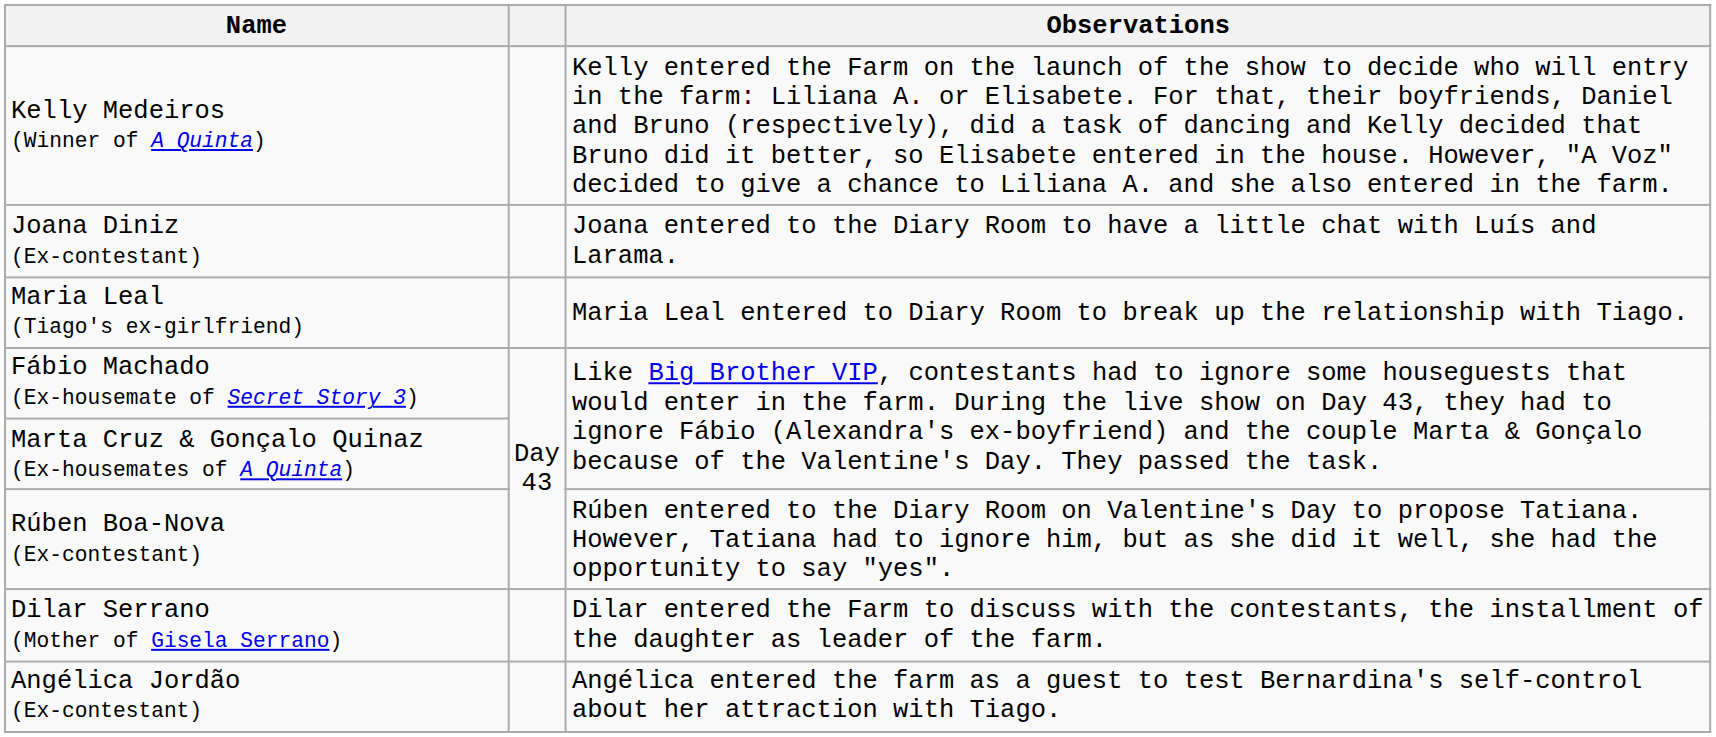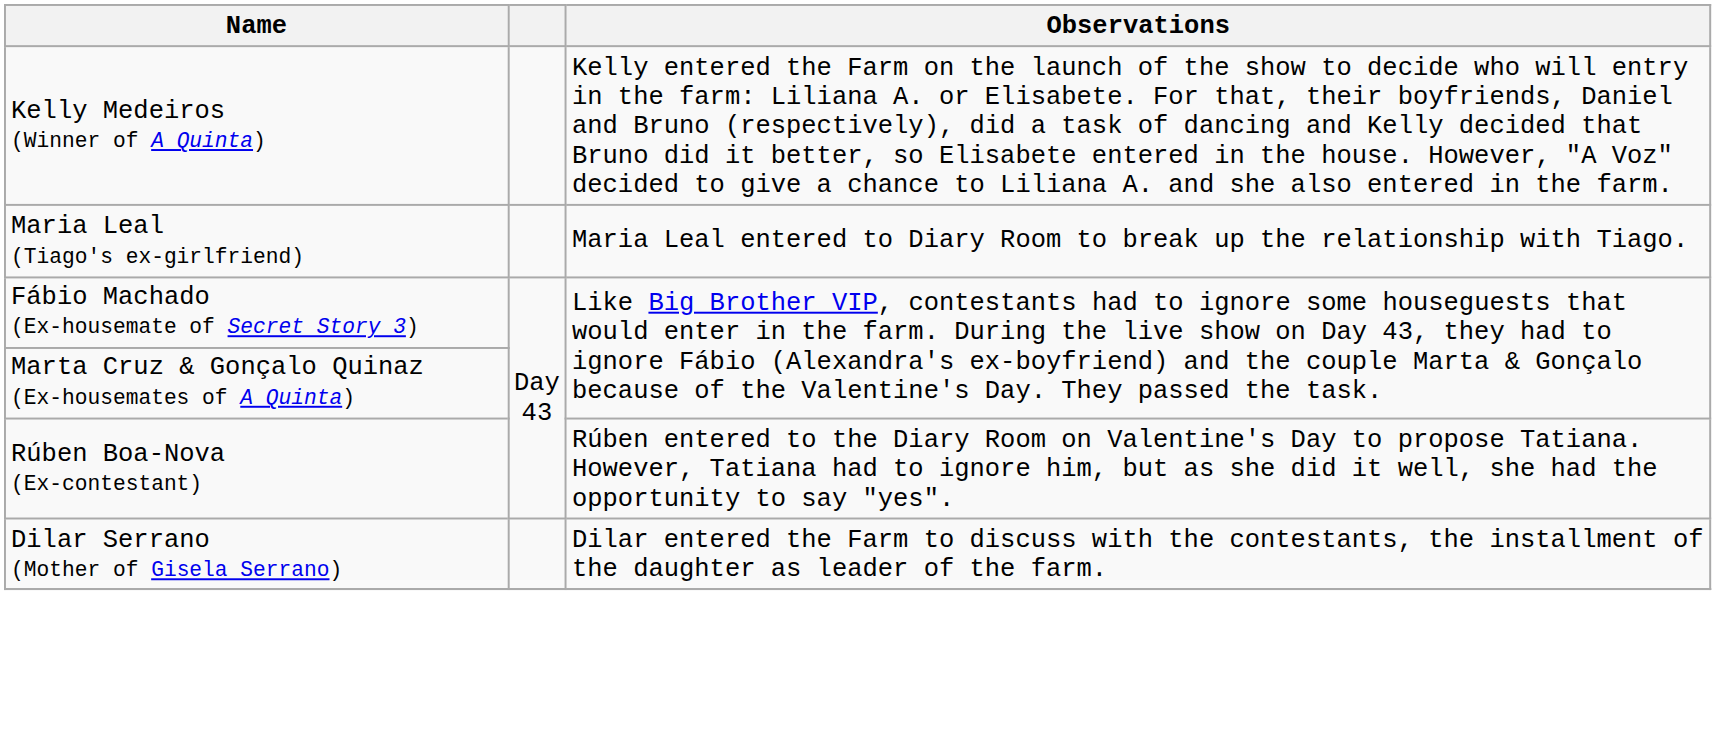- row: (107, 240)
- row: (126, 695)
